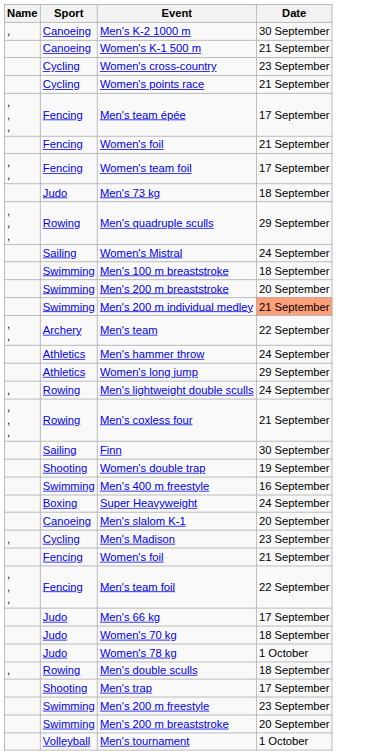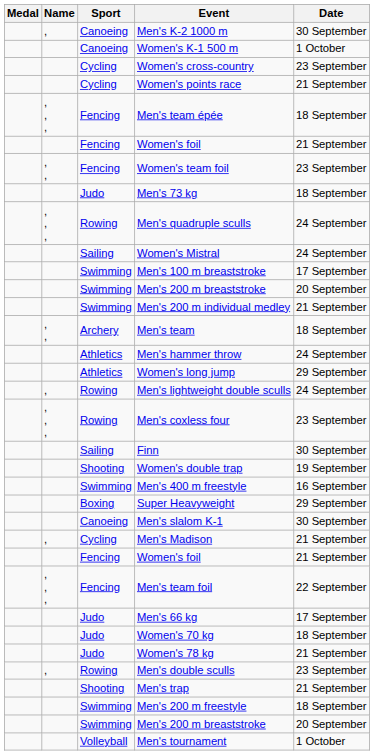+ column: (23, 14)
(294, 49) 21 September -> (321, 49) 1 October
(294, 115) 17 September -> (331, 115) 18 September
(294, 169) 17 September -> (331, 169) 23 September
(294, 223) 29 September -> (331, 223) 24 September
(294, 271) 18 September -> (331, 271) 17 September
(294, 307) lightsalmon background -> (331, 307) no background
(294, 331) 22 September -> (331, 331) 18 September
(294, 420) 21 September -> (331, 420) 23 September
(294, 504) 24 September -> (331, 504) 29 September
(294, 522) 20 September -> (331, 522) 30 September
(294, 539) 23 September -> (331, 539) 21 September
(284, 653) 1 October -> (331, 653) 21 September
(294, 671) 18 September -> (331, 671) 23 September
(294, 689) 17 September -> (331, 689) 21 September
(294, 706) 23 September -> (331, 706) 18 September
